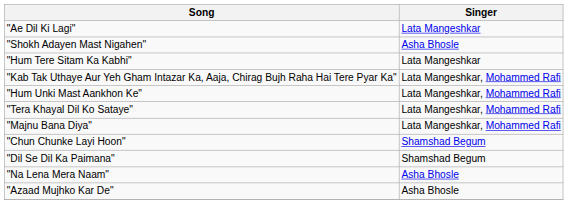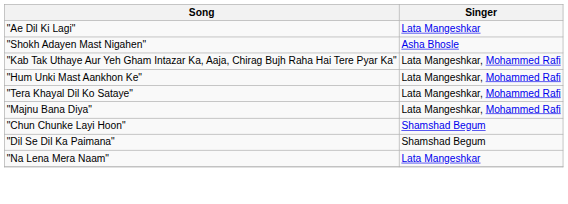- row: (69, 61)
(430, 175) Asha Bhosle -> (441, 158) Lata Mangeshkar
- row: (60, 191)
